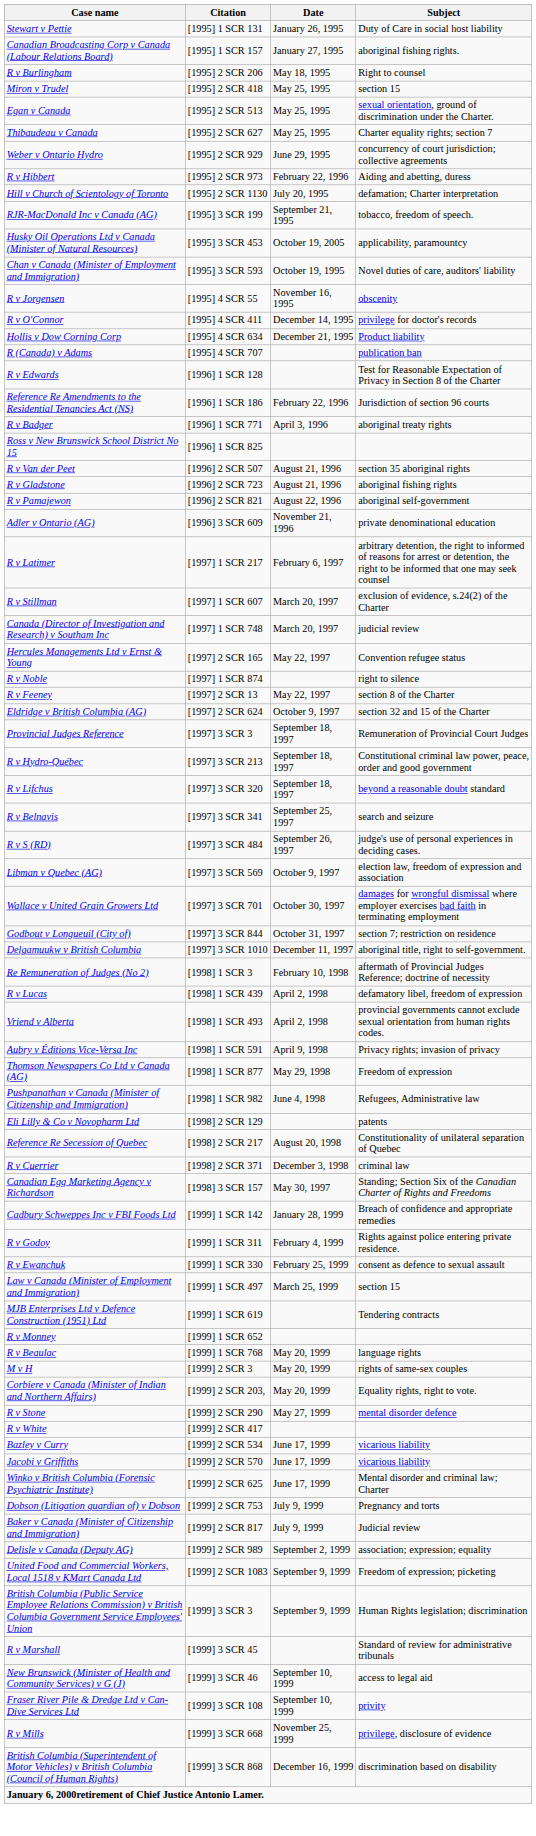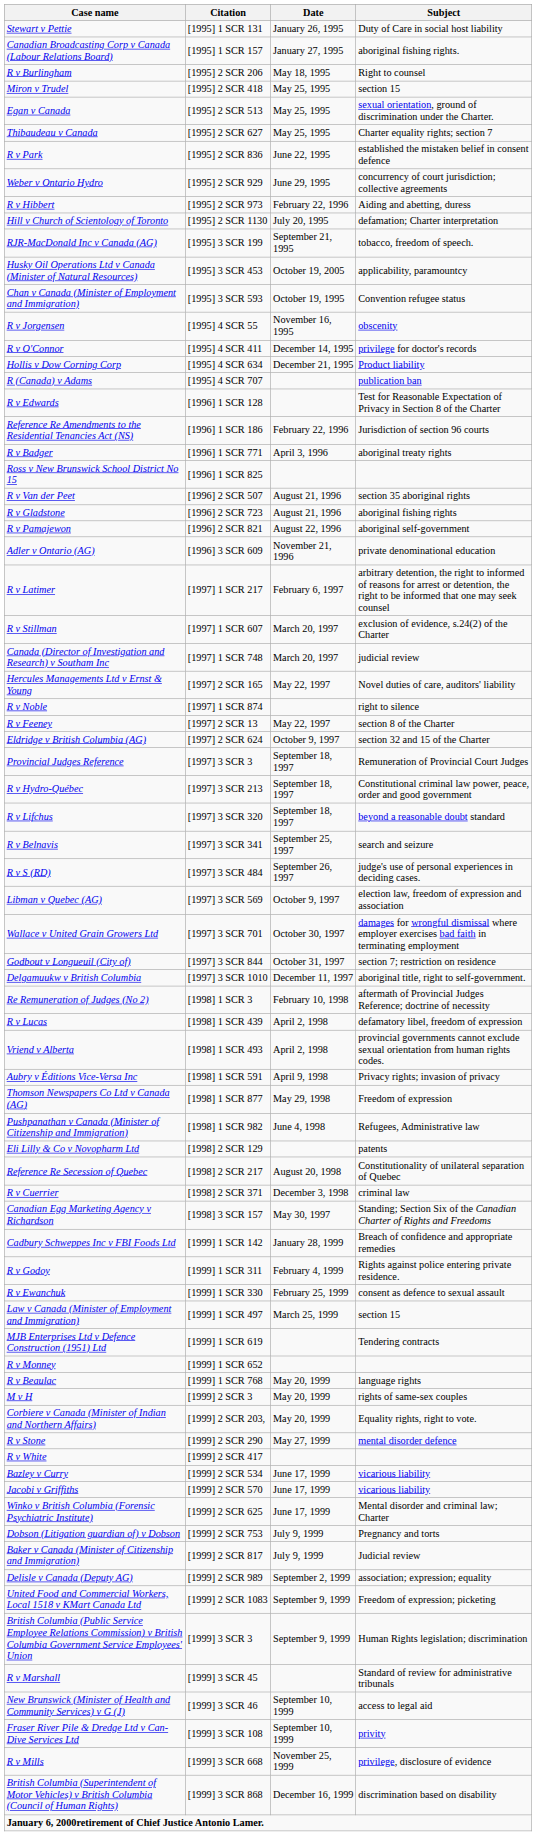+ row: (25, 155)
(437, 270) Novel duties of care, auditors' liability -> (412, 298) Convention refugee status
(412, 657) Convention refugee status -> (437, 685) Novel duties of care, auditors' liability
